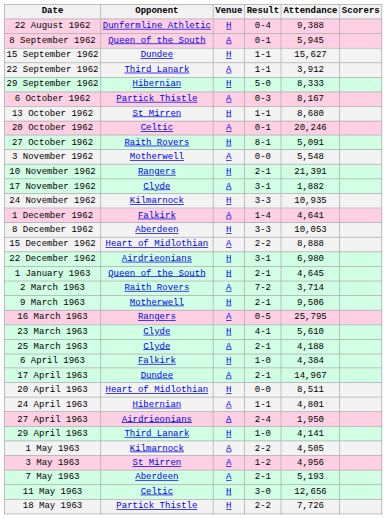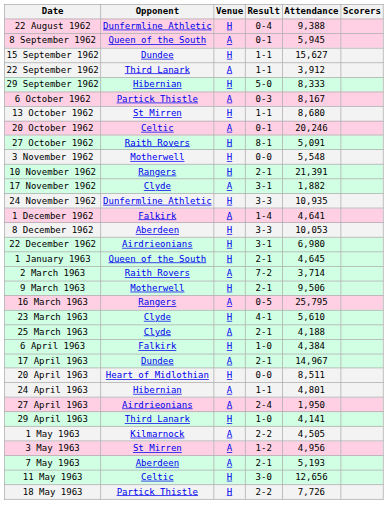(229, 158) A -> (230, 158) H
(157, 201) Kilmarnock -> (157, 201) Dunfermline Athletic
- row: (52, 245)
